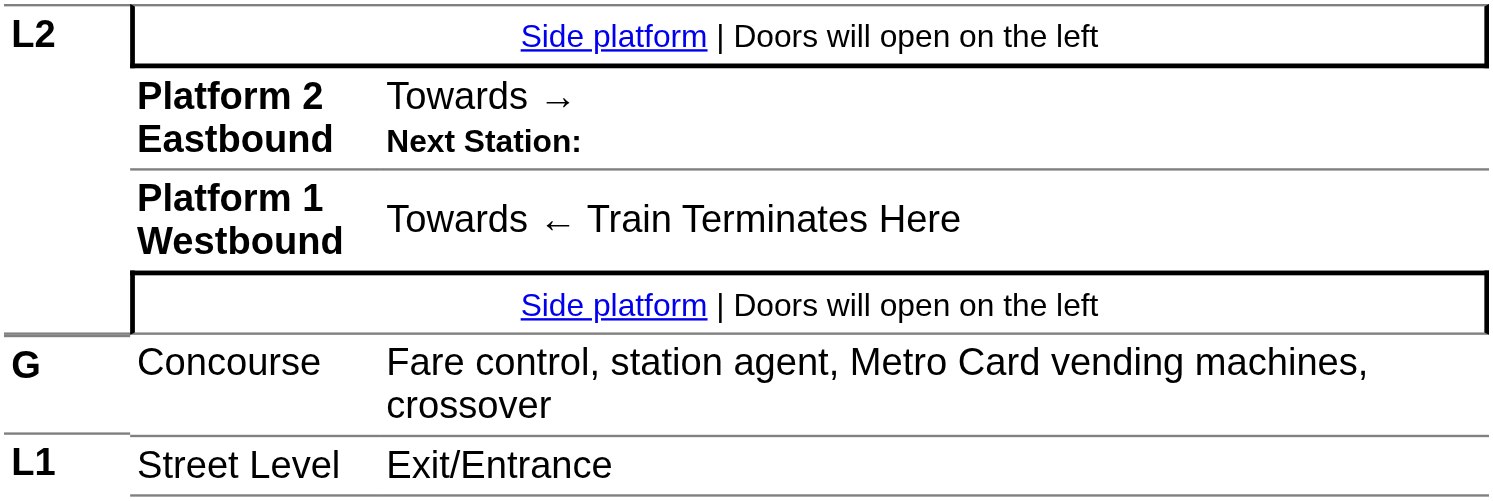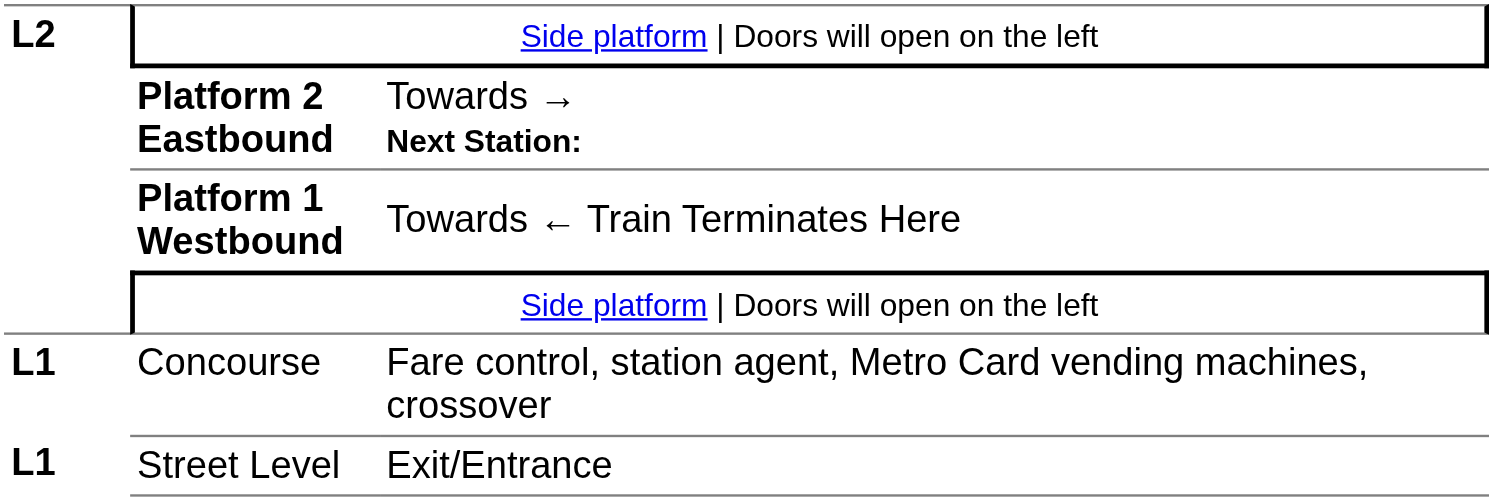(26, 365) G -> (33, 362) L1
